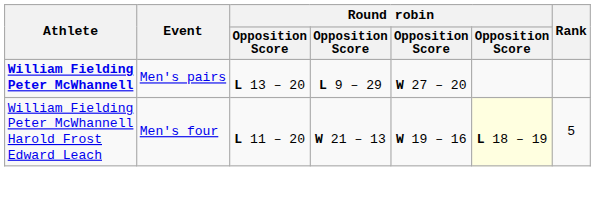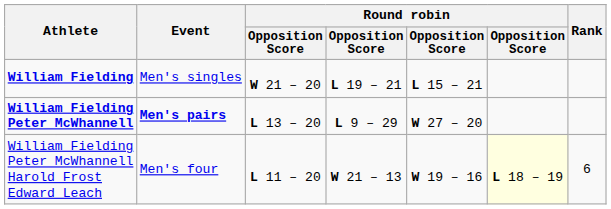+ row: (71, 78)
(183, 78) normal -> (183, 116) bold
(571, 131) 5 -> (587, 169) 6
